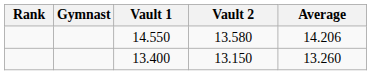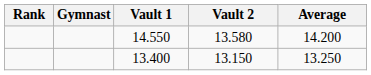(322, 37) 14.206 -> (322, 37) 14.200
(322, 59) 13.260 -> (322, 59) 13.250
